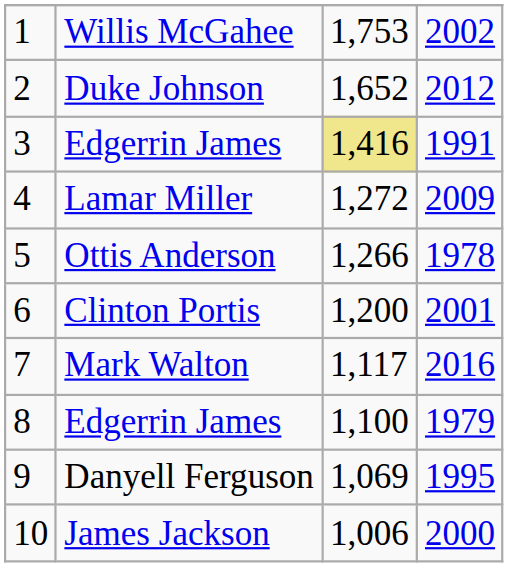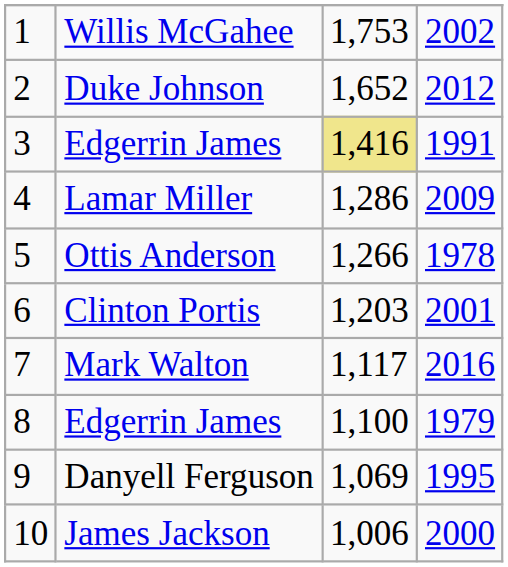(369, 198) 1,272 -> (369, 198) 1,286
(369, 310) 1,200 -> (369, 310) 1,203
